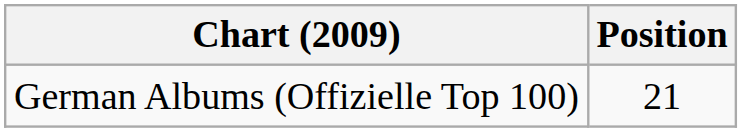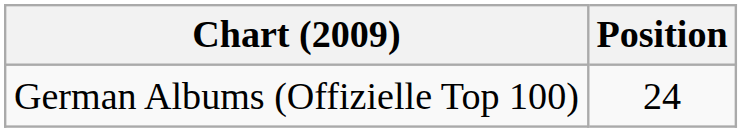(662, 95) 21 -> (662, 95) 24
